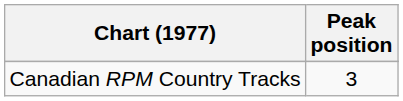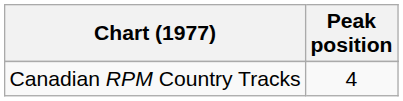(351, 78) 3 -> (351, 78) 4
